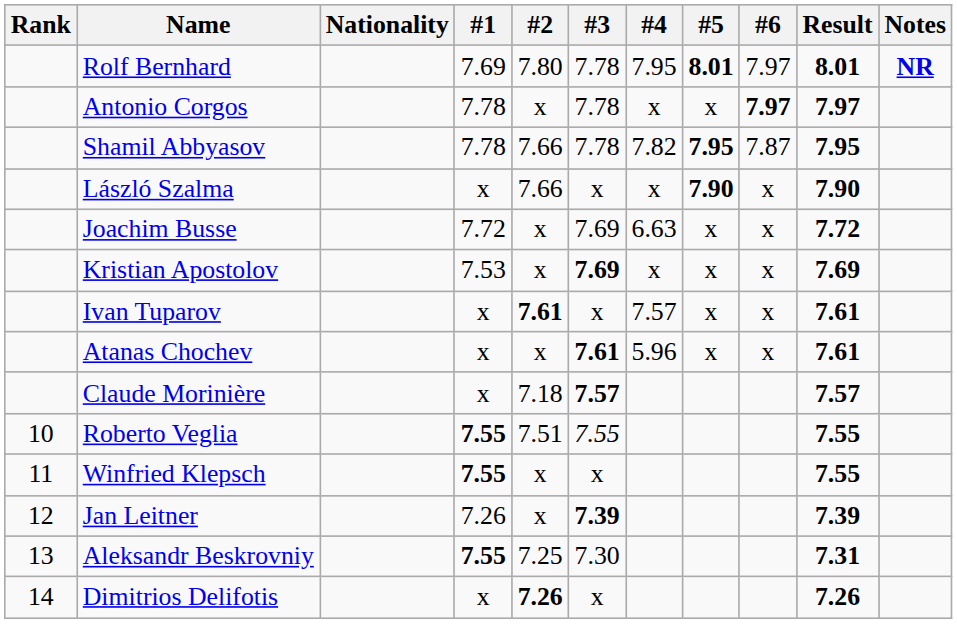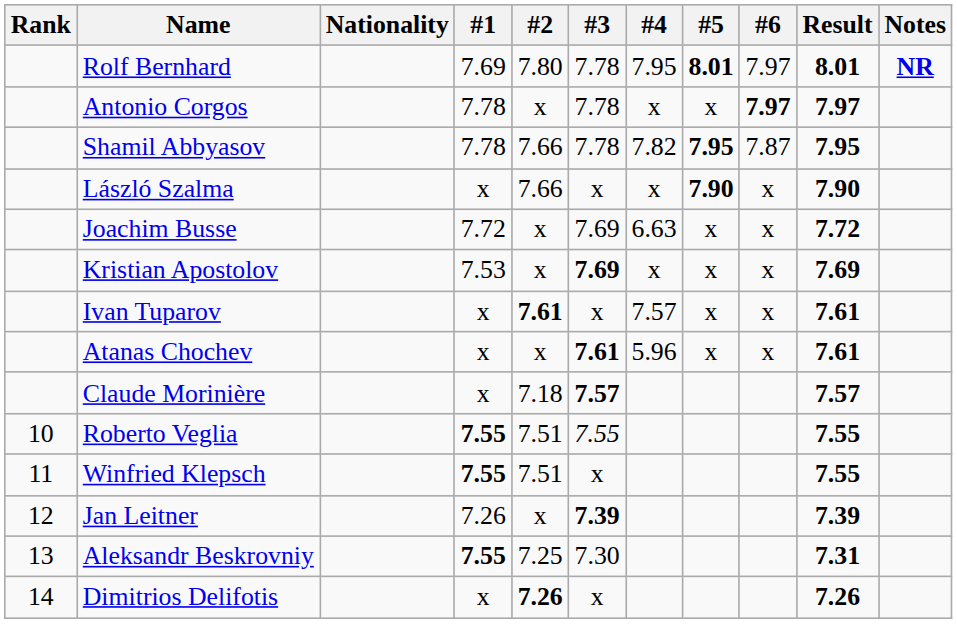(540, 474) x -> (540, 474) 7.51
